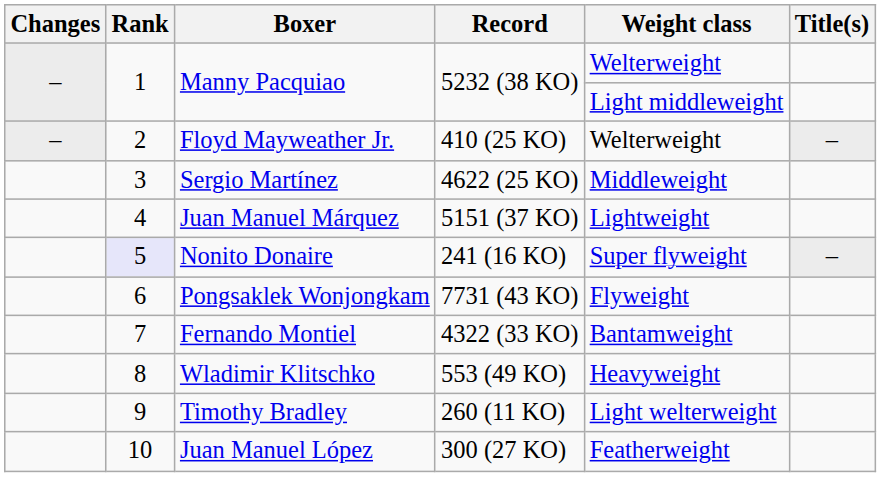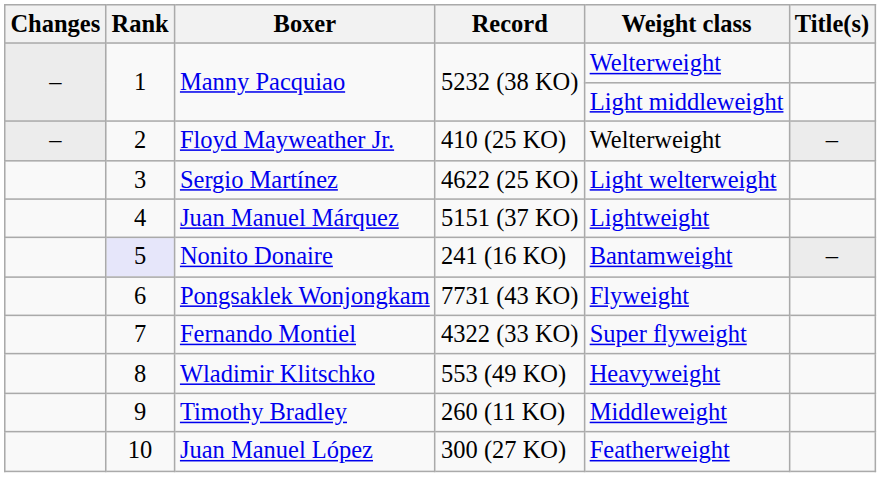(658, 179) Middleweight -> (683, 179) Light welterweight
(668, 256) Super flyweight -> (661, 256) Bantamweight
(661, 334) Bantamweight -> (668, 334) Super flyweight
(683, 412) Light welterweight -> (658, 412) Middleweight
